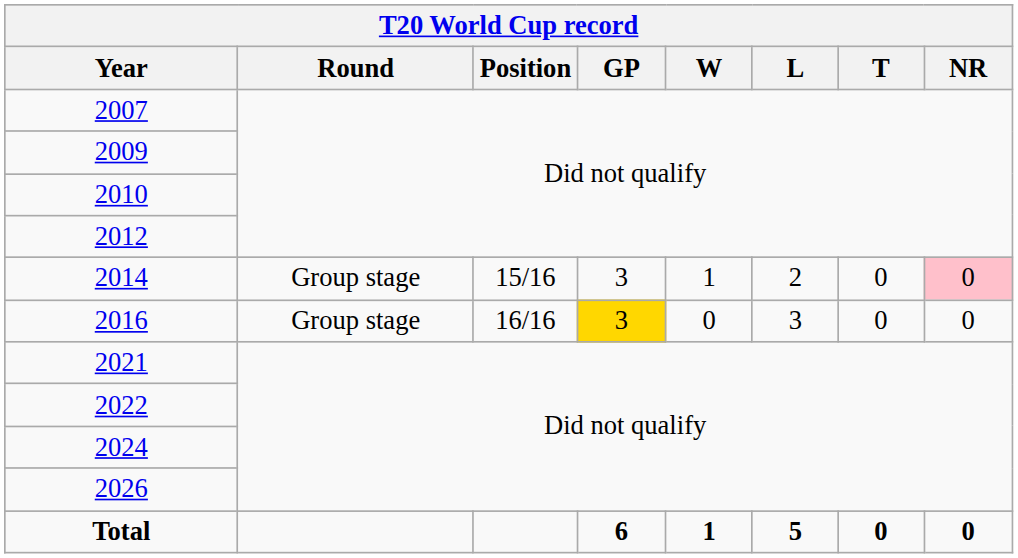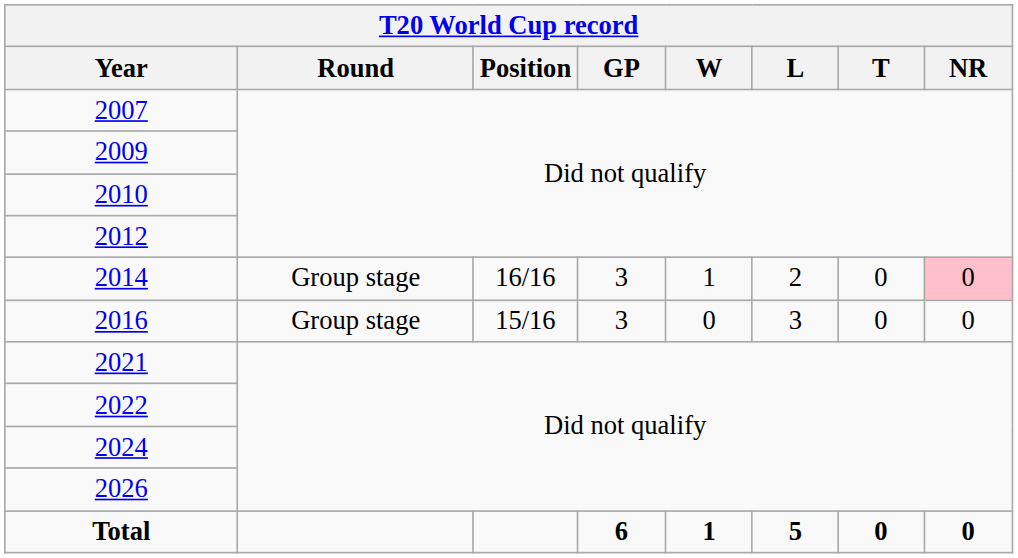(525, 278) 15/16 -> (525, 278) 16/16
(525, 320) 16/16 -> (525, 320) 15/16
(621, 320) gold background -> (621, 320) no background
